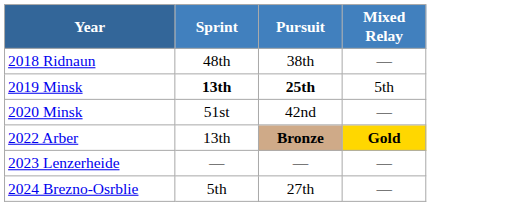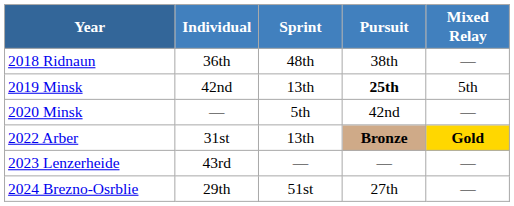+ column: (217, 26)
(217, 86) bold -> (300, 86) normal
(217, 112) 51st -> (300, 112) 5th
(217, 189) 5th -> (300, 189) 51st
